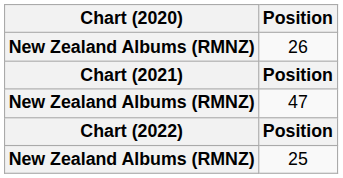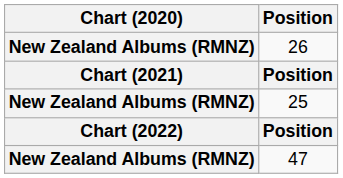rows swapped: (298, 159) <-> (298, 103)
